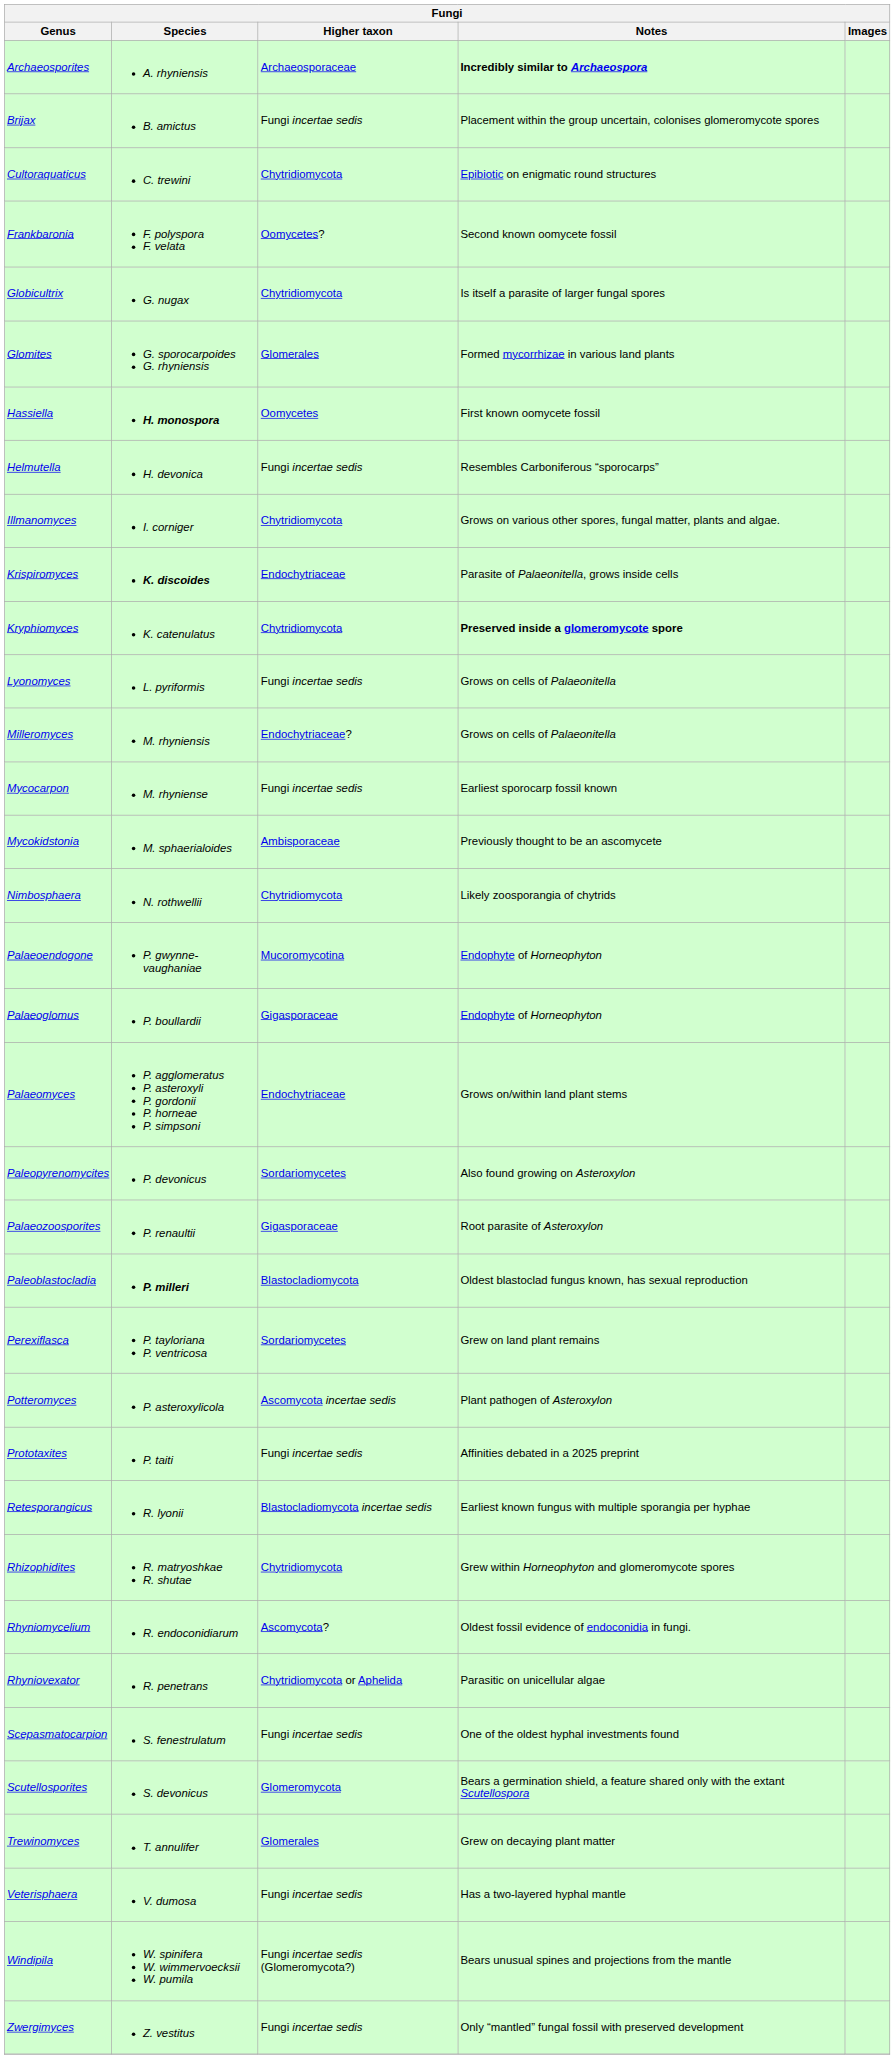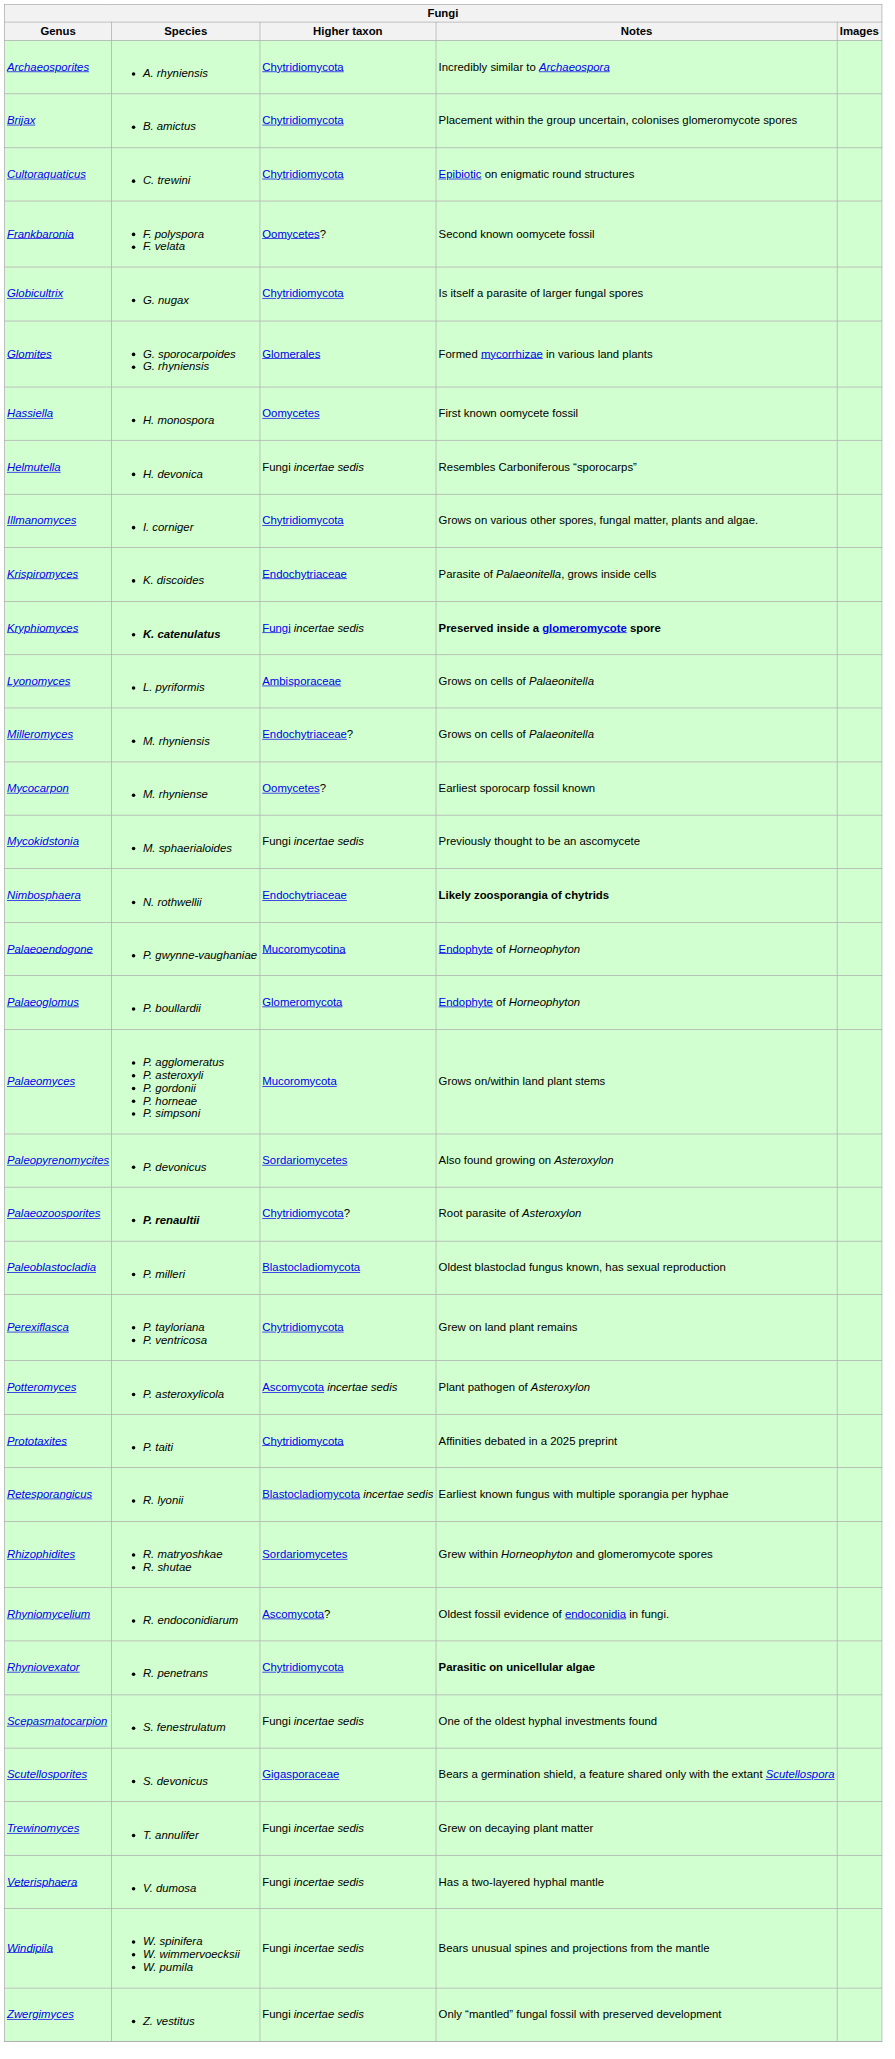(308, 67) Archaeosporaceae -> (303, 67) Chytridiomycota
(554, 67) bold -> (524, 67) normal
(312, 120) Fungi incertae sedis -> (303, 120) Chytridiomycota
(185, 420) bold -> (186, 420) normal
(185, 581) bold -> (186, 581) normal
(185, 634) normal -> (186, 634) bold
(302, 628) Chytridiomycota -> (313, 628) Fungi incertae sedis
(312, 681) Fungi incertae sedis -> (302, 681) Ambisporaceae
(312, 788) Fungi incertae sedis -> (294, 788) Oomycetes?
(300, 842) Ambisporaceae -> (313, 842) Fungi incertae sedis
(302, 895) Chytridiomycota -> (305, 895) Endochytriaceae
(538, 895) normal -> (524, 895) bold
(299, 1015) Gigasporaceae -> (302, 1002) Glomeromycota
(303, 1094) Endochytriaceae -> (299, 1081) Mucoromycota
(185, 1233) normal -> (186, 1221) bold
(299, 1227) Gigasporaceae -> (306, 1214) Chytridiomycota?
(185, 1287) bold -> (186, 1274) normal
(303, 1340) Sordariomycetes -> (303, 1327) Chytridiomycota
(312, 1453) Fungi incertae sedis -> (303, 1441) Chytridiomycota
(302, 1567) Chytridiomycota -> (305, 1554) Sordariomycetes
(332, 1680) Chytridiomycota or Aphelida -> (303, 1667) Chytridiomycota
(533, 1680) normal -> (517, 1667) bold
(301, 1787) Glomeromycota -> (301, 1775) Gigasporaceae
(290, 1841) Glomerales -> (313, 1828) Fungi incertae sedis
(312, 1961) Fungi incertae sedis (Glomeromycota?) -> (313, 1948) Fungi incertae sedis
